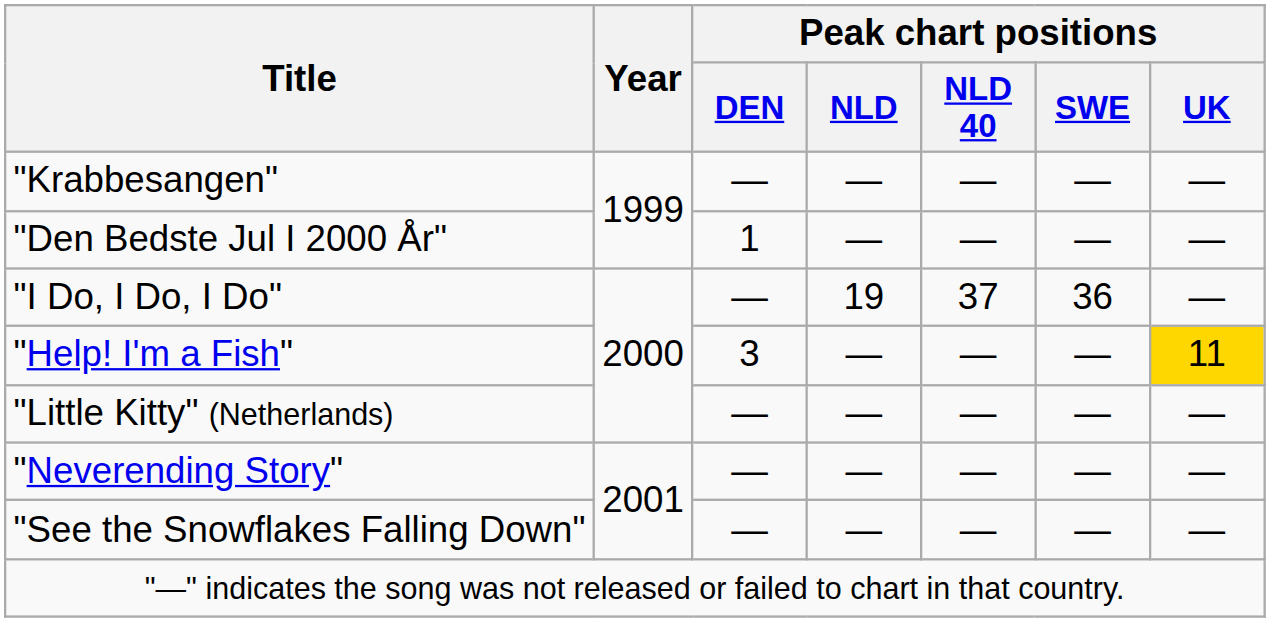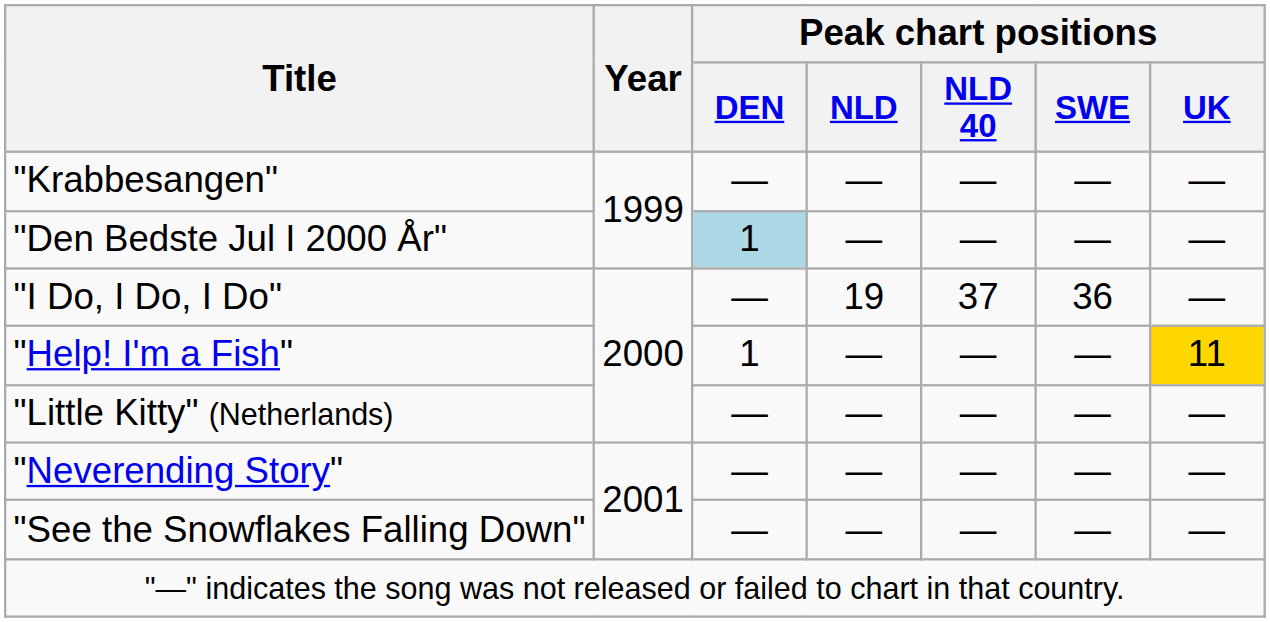(749, 238) no background -> (749, 238) lightblue background
(749, 354) 3 -> (749, 354) 1
